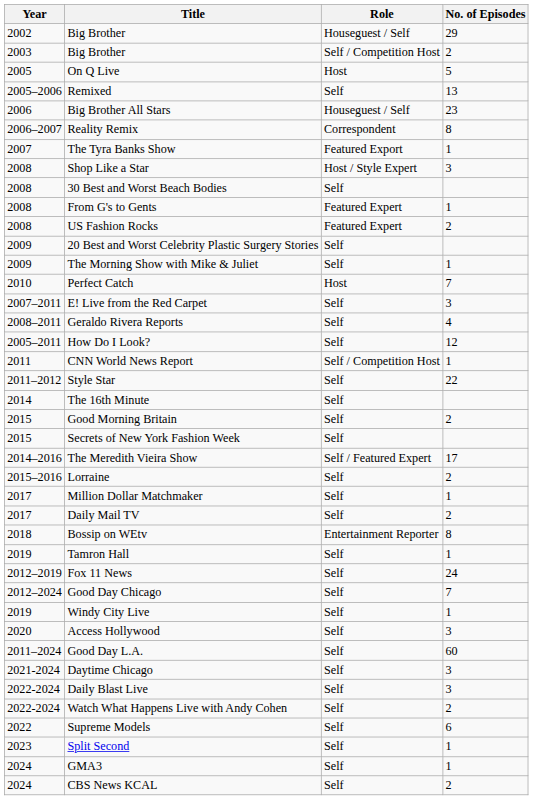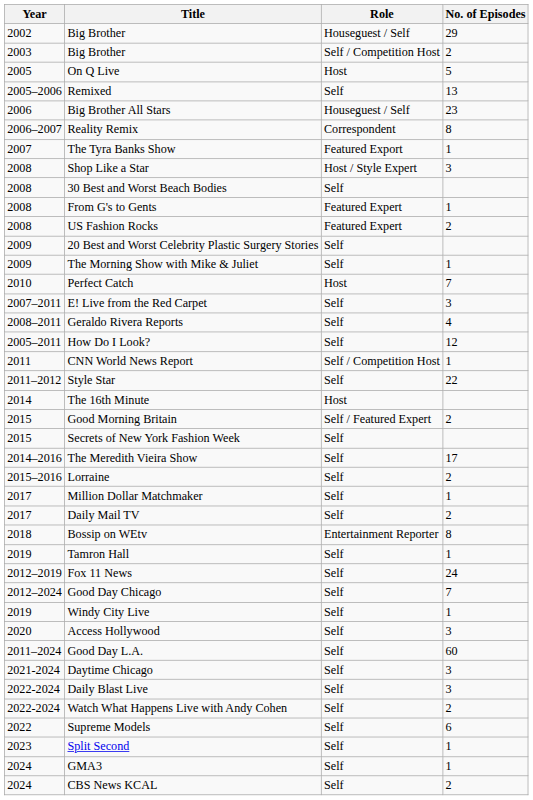(334, 399) Self -> (335, 399) Host
(334, 419) Self -> (378, 419) Self / Featured Expert
(378, 457) Self / Featured Expert -> (334, 457) Self
